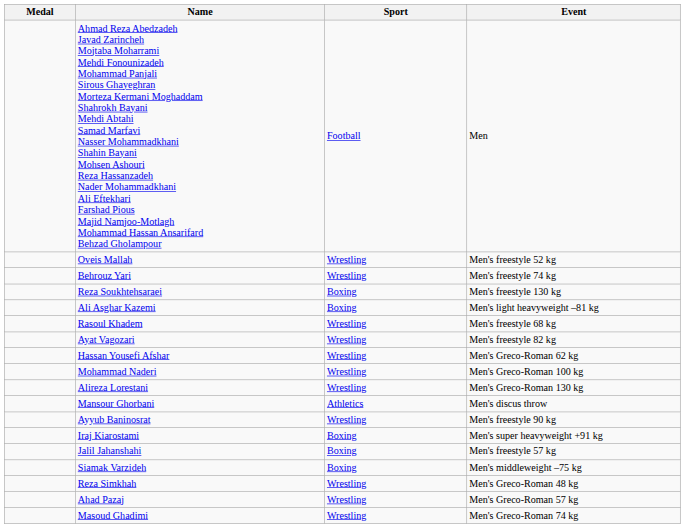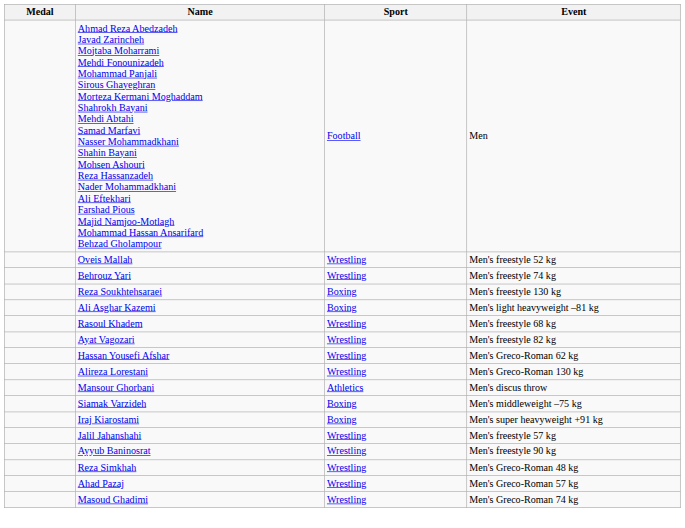- row: (117, 371)
rows swapped: (112, 467) <-> (114, 419)
(342, 451) Boxing -> (347, 435) Wrestling
